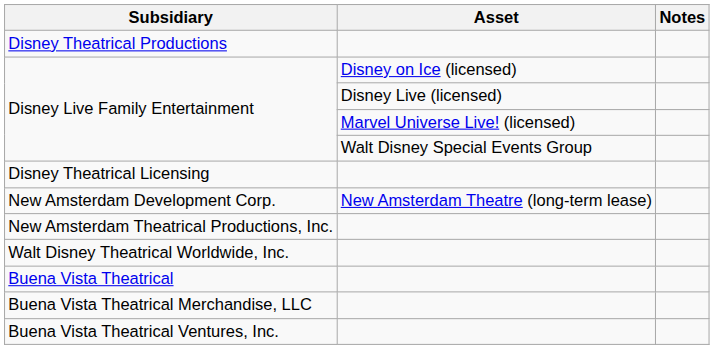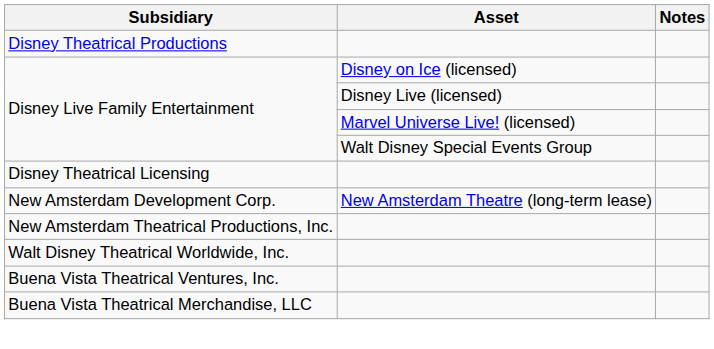- row: (91, 278)
rows swapped: (144, 331) <-> (160, 305)
